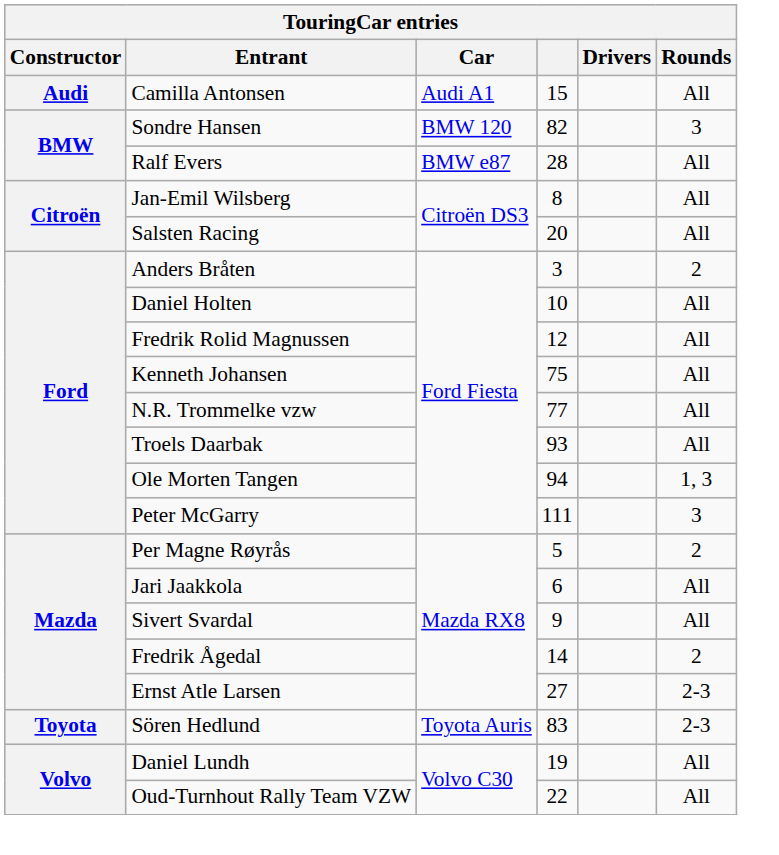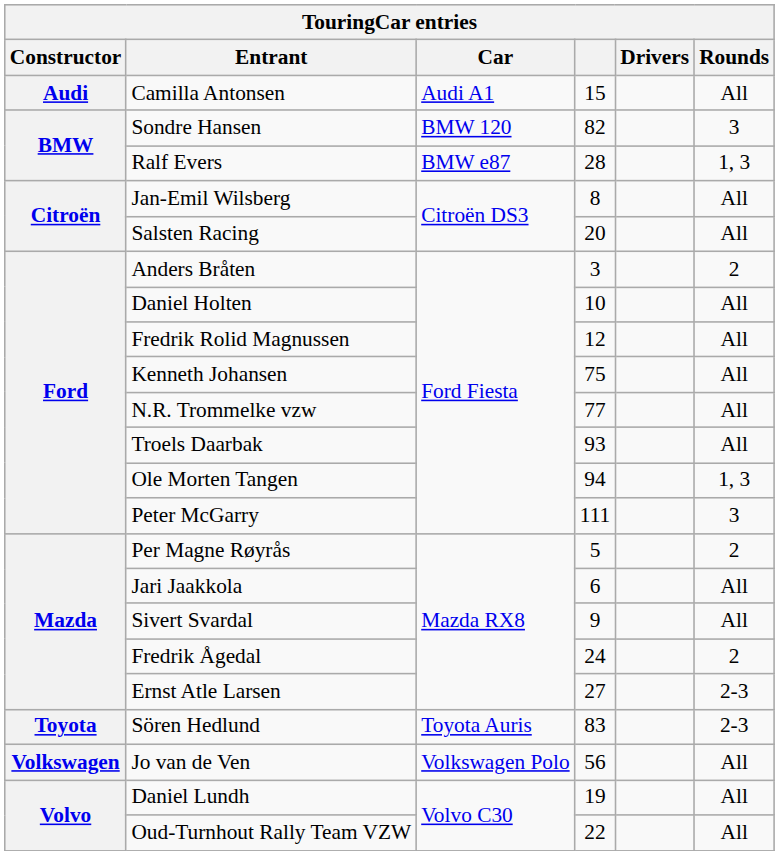(696, 162) All -> (734, 162) 1, 3
(557, 655) 14 -> (595, 655) 24
+ row: (191, 761)
